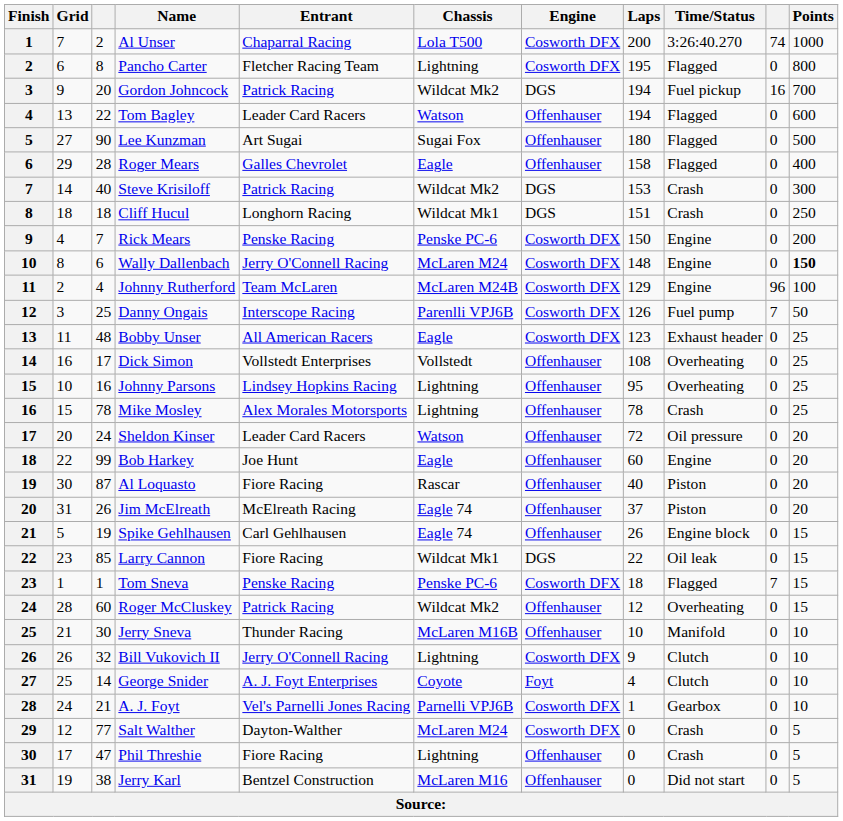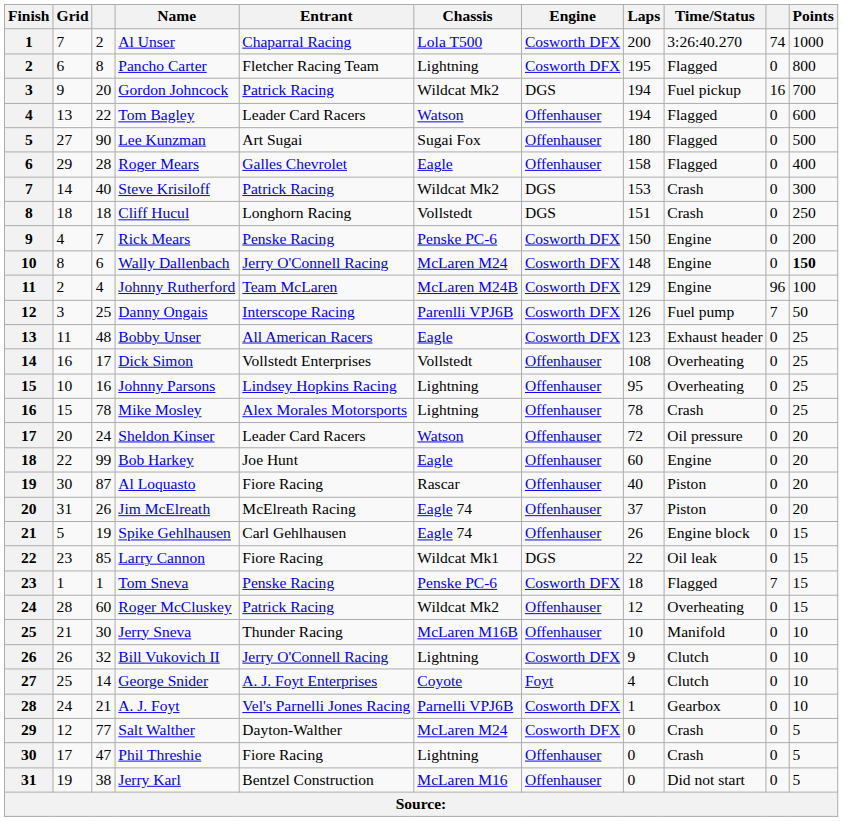(458, 213) Wildcat Mk1 -> (445, 213) Vollstedt
